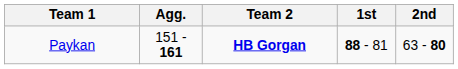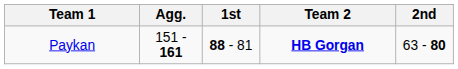columns swapped: (270, 15) <-> (366, 15)
